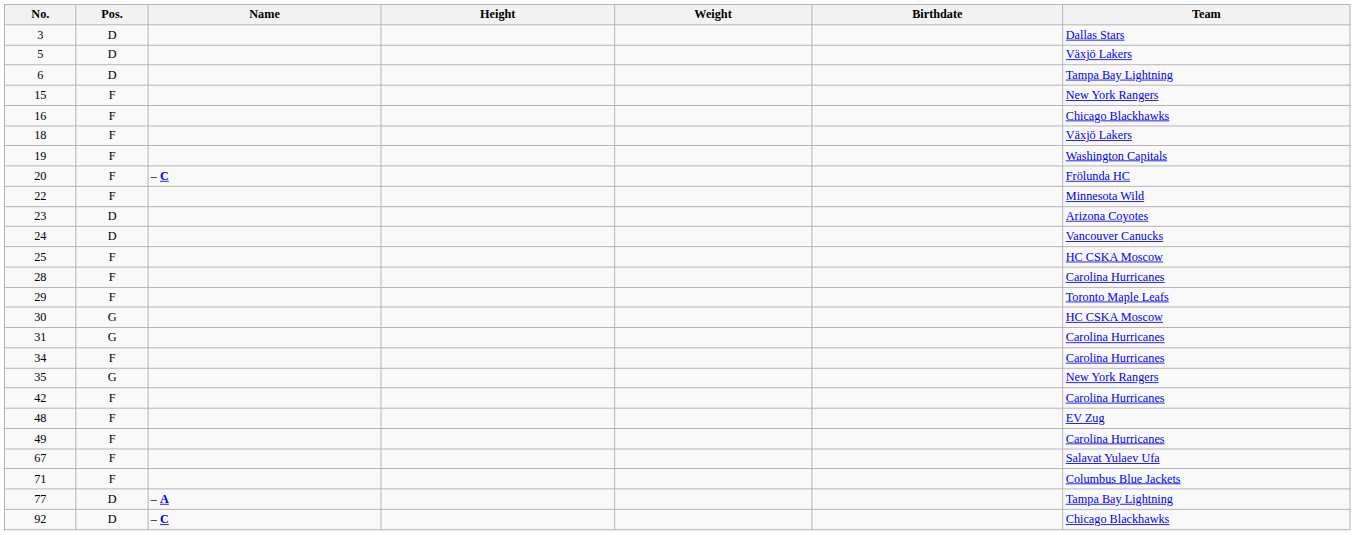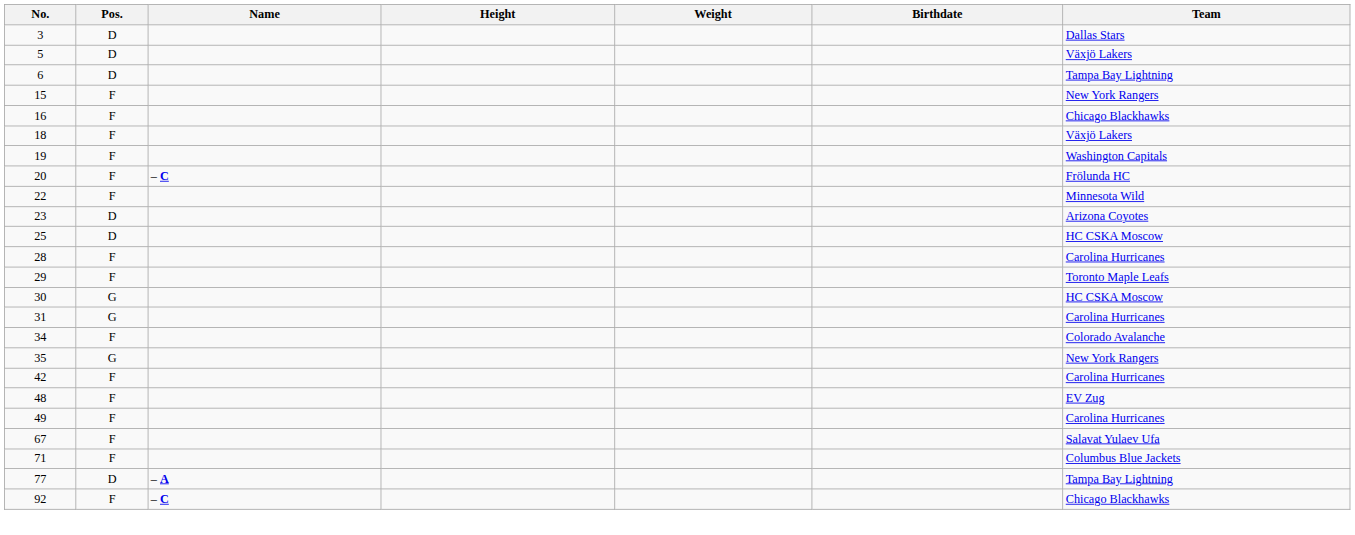- row: (40, 237)
(112, 257) F -> (112, 237) D
(1115, 358) Carolina Hurricanes -> (1115, 337) Colorado Avalanche
(112, 519) D -> (112, 499) F
